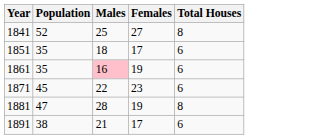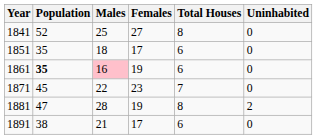+ column: (278, 13)
(42, 69) normal -> (42, 69) bold
(180, 87) 6 -> (180, 87) 7
